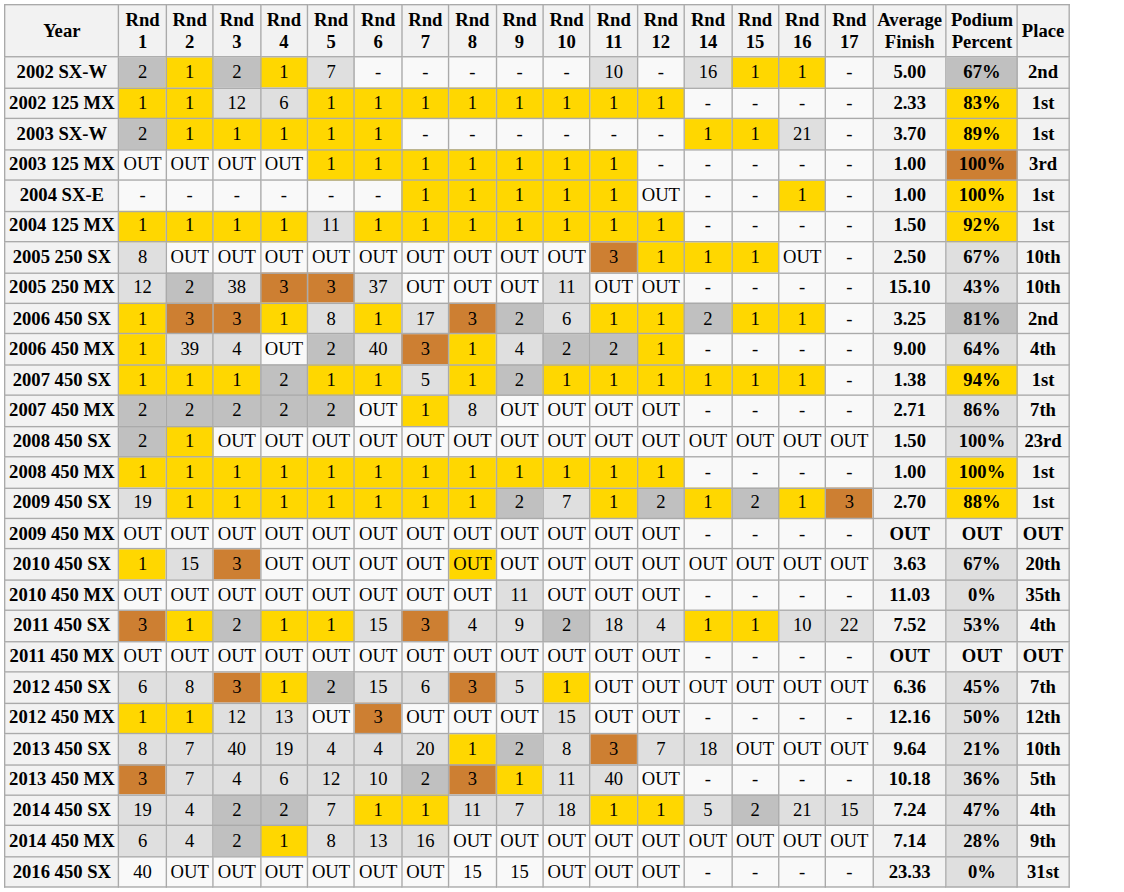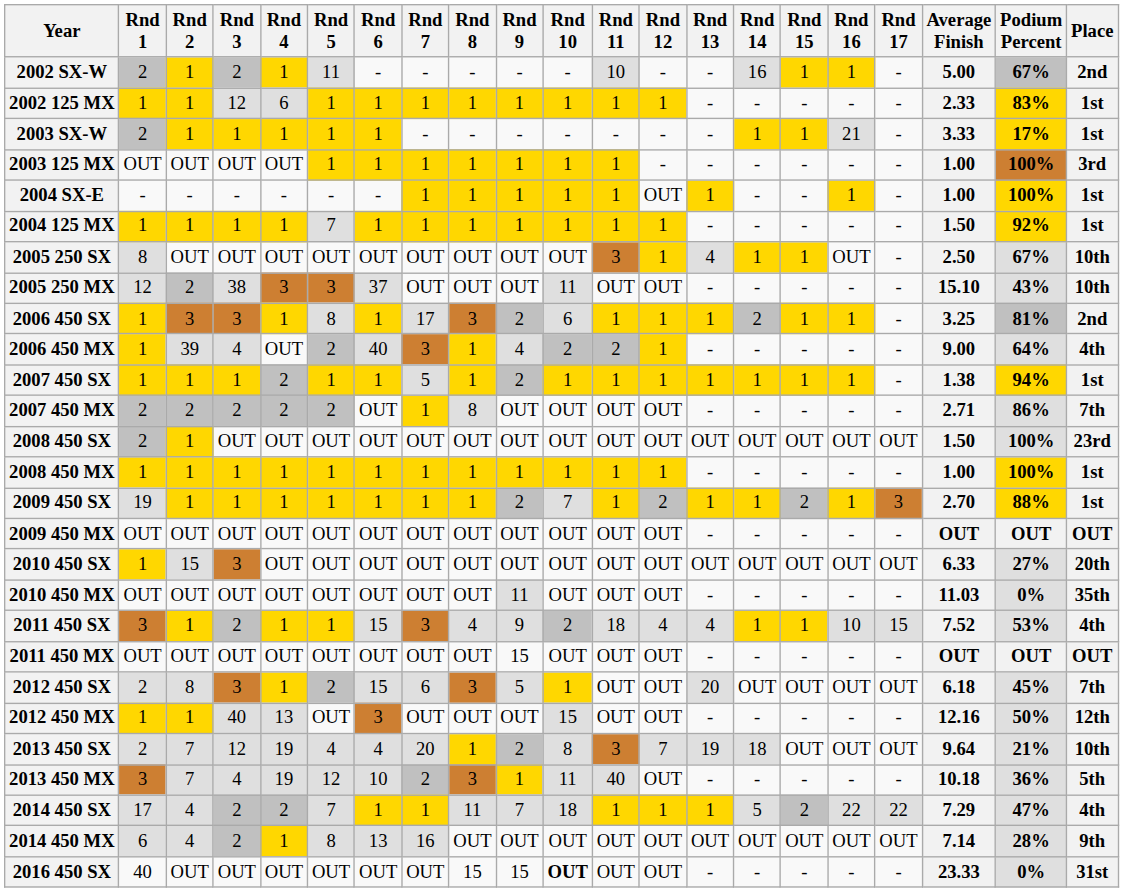+ column: (710, 30)
(331, 72) 7 -> (331, 72) 11
(910, 133) 3.70 -> (959, 133) 3.33
(982, 133) 89% -> (1031, 133) 17%
(331, 225) 11 -> (331, 225) 7
(472, 563) gold background -> (472, 563) no background
(910, 563) 3.63 -> (959, 563) 6.33
(982, 563) 67% -> (1031, 563) 27%
(849, 625) 22 -> (899, 625) 15
(520, 656) OUT -> (520, 656) 15
(143, 686) 6 -> (143, 686) 2
(910, 686) 6.36 -> (959, 686) 6.18
(237, 717) 12 -> (237, 717) 40
(143, 748) 8 -> (143, 748) 2
(237, 748) 40 -> (237, 748) 12
(284, 779) 6 -> (284, 779) 19
(143, 809) 19 -> (143, 809) 17
(802, 809) 21 -> (851, 809) 22
(849, 809) 15 -> (899, 809) 22
(910, 809) 7.24 -> (959, 809) 7.29
(567, 871) normal -> (568, 871) bold
